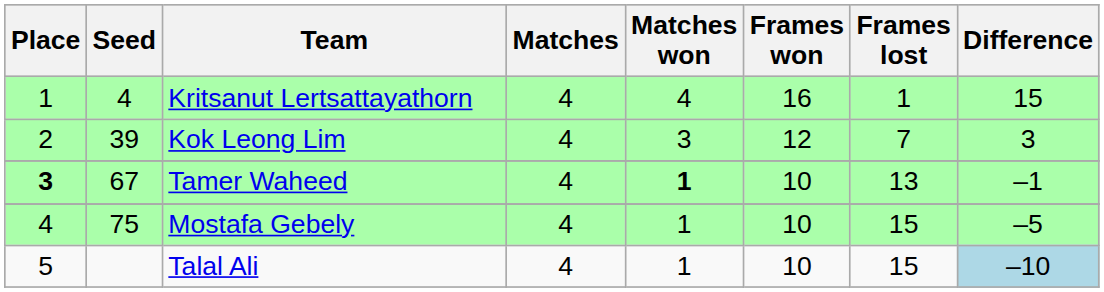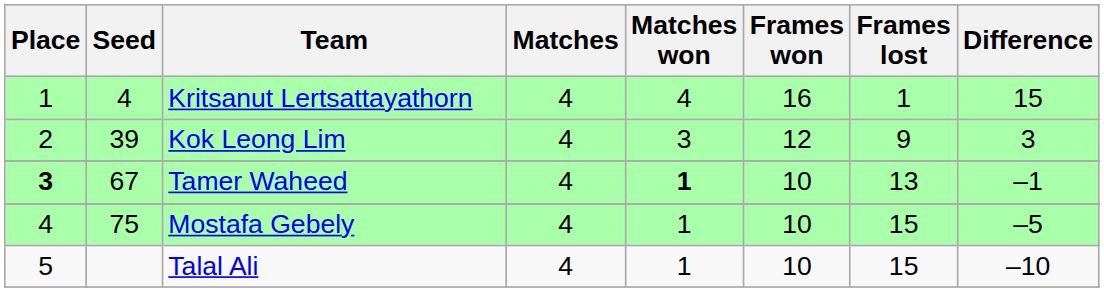(904, 139) 7 -> (904, 139) 9
(1028, 266) lightblue background -> (1028, 266) no background
